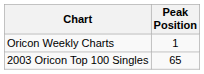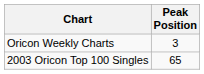(175, 43) 1 -> (175, 43) 3
